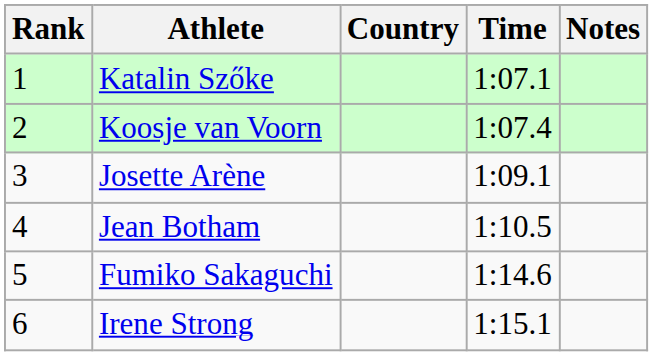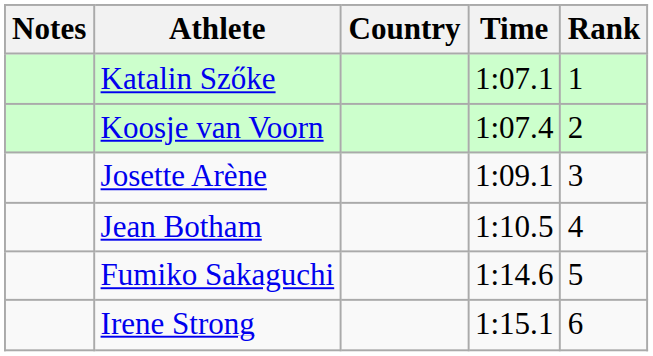columns swapped: (48, 29) <-> (603, 29)
